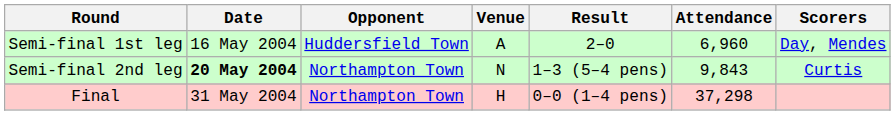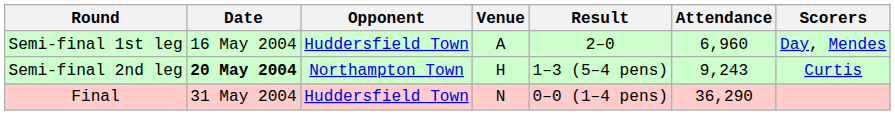(501, 70) N -> (501, 70) H
(724, 70) 9,843 -> (724, 70) 9,243
(387, 97) Northampton Town -> (387, 97) Huddersfield Town
(501, 97) H -> (501, 97) N
(724, 97) 37,298 -> (724, 97) 36,290
